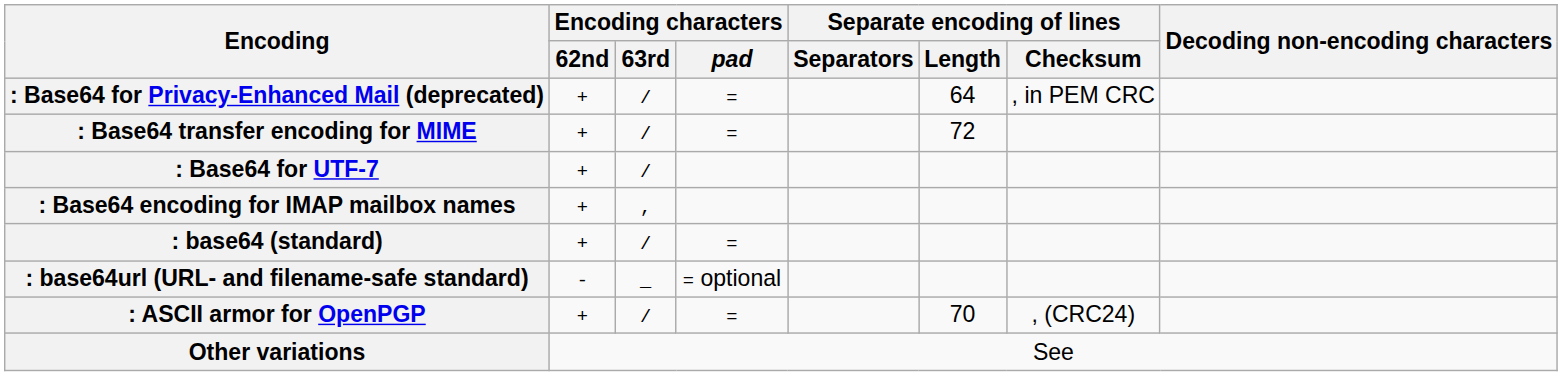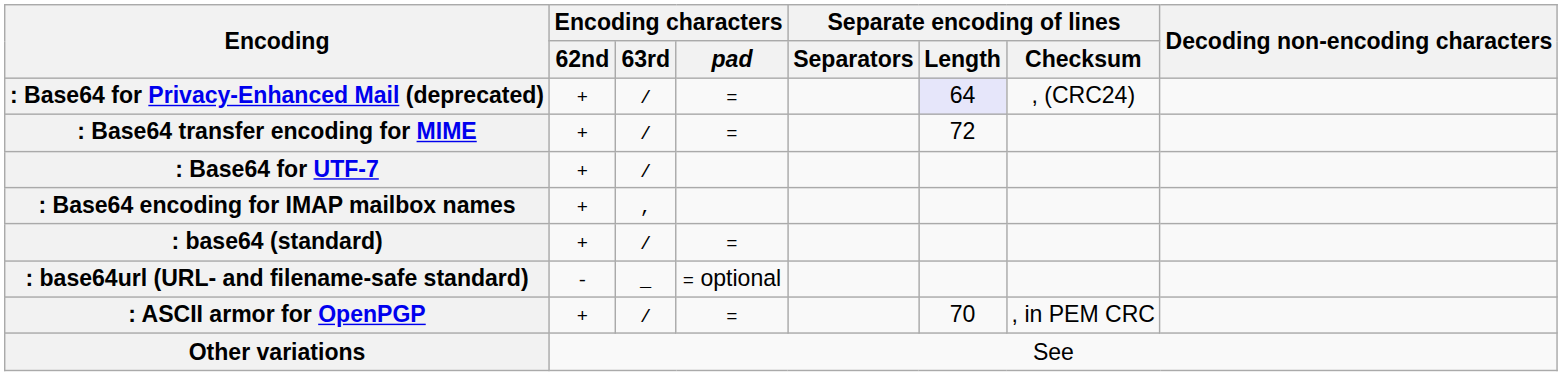(963, 95) no background -> (963, 95) lavender background
(1083, 95) , in PEM CRC -> (1083, 95) , (CRC24)
(1083, 315) , (CRC24) -> (1083, 315) , in PEM CRC
